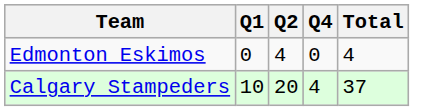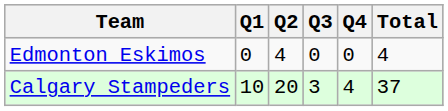+ column: (321, 21)
